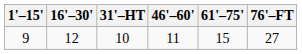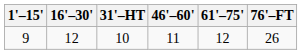(223, 37) 15 -> (223, 37) 12
(272, 37) 27 -> (272, 37) 26
